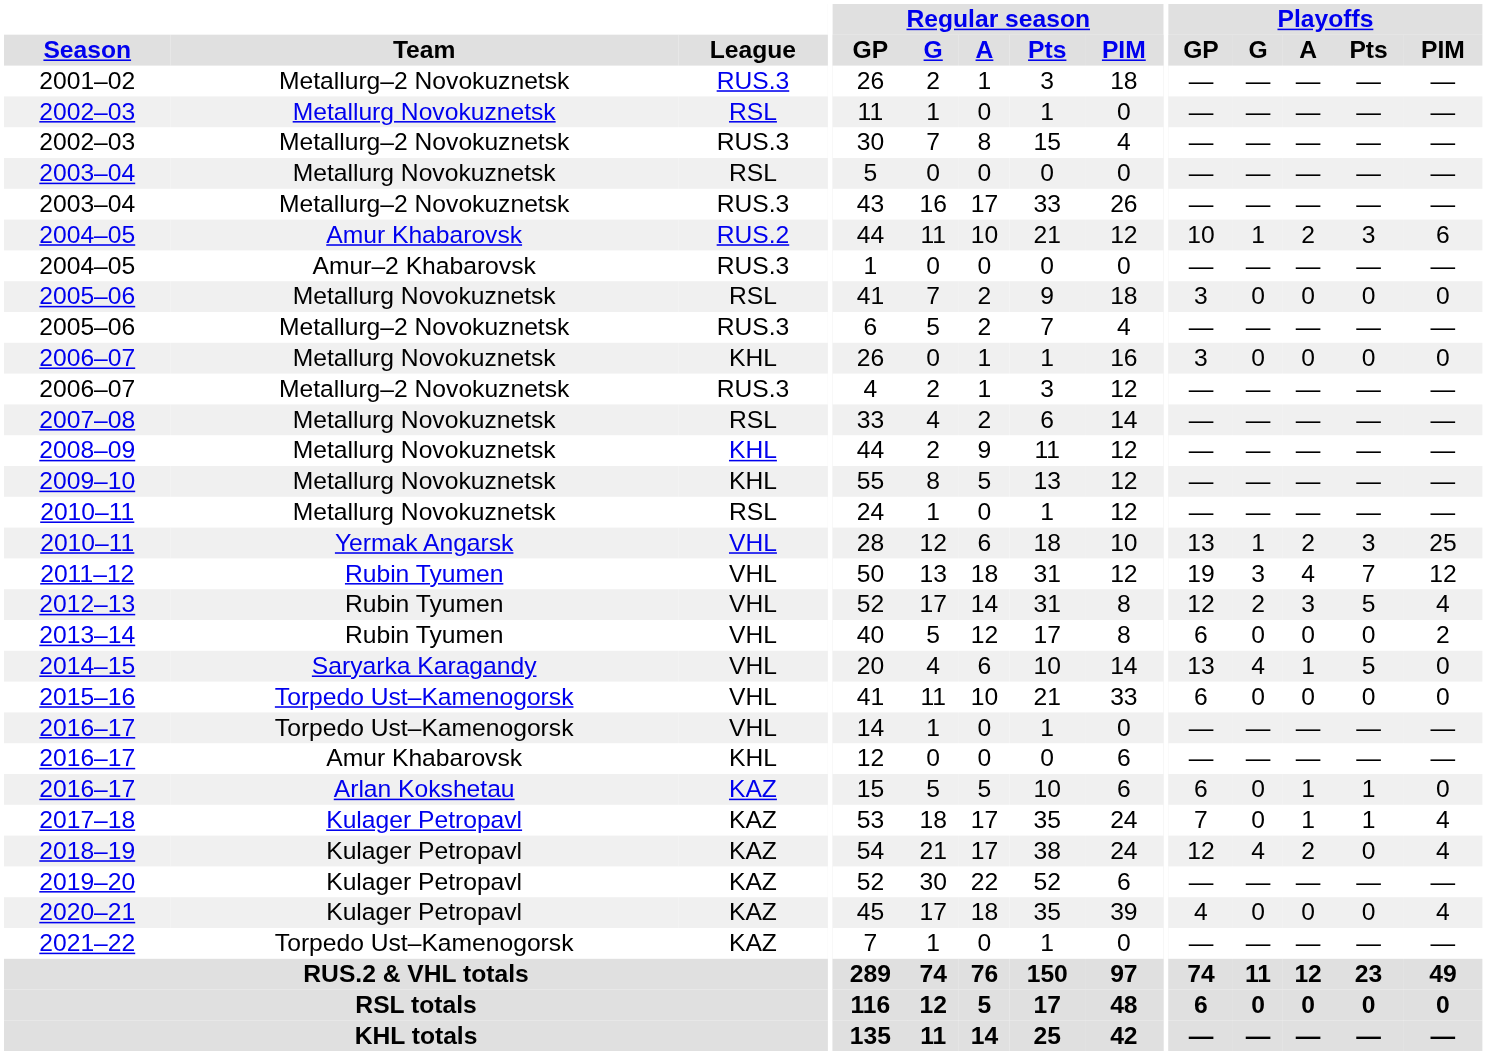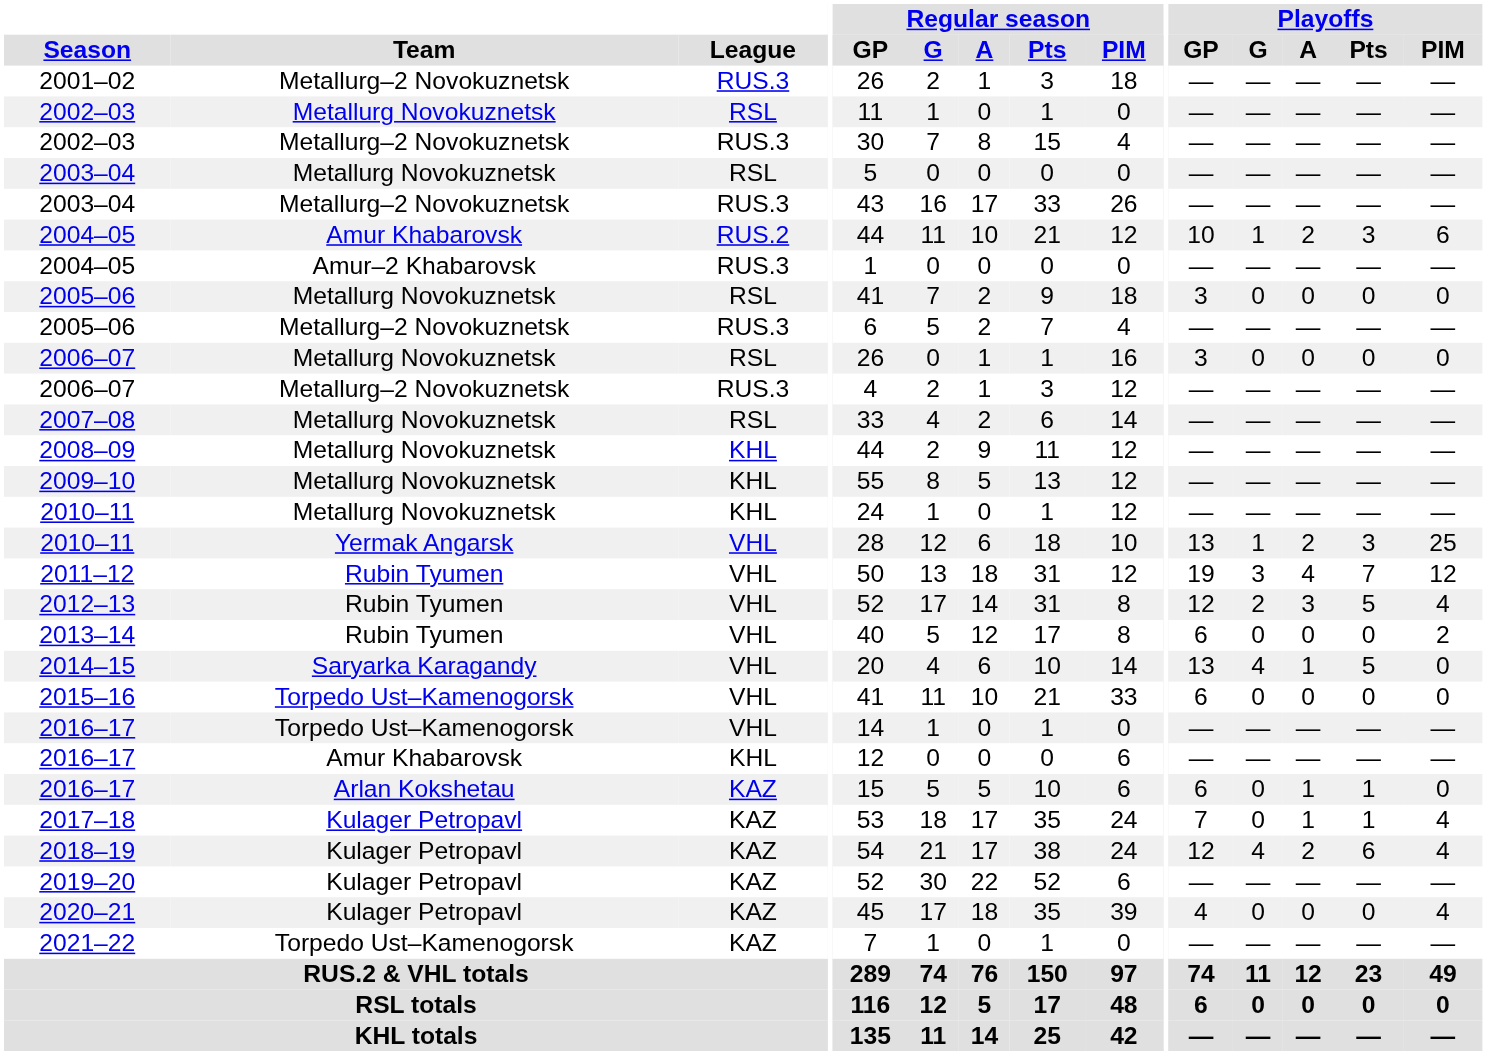(753, 357) KHL -> (753, 357) RSL
(753, 511) RSL -> (753, 511) KHL
(1369, 850) 0 -> (1369, 850) 6
